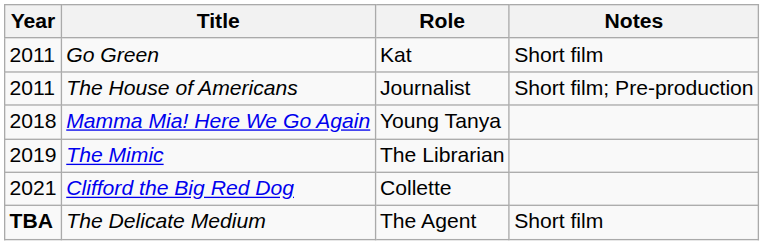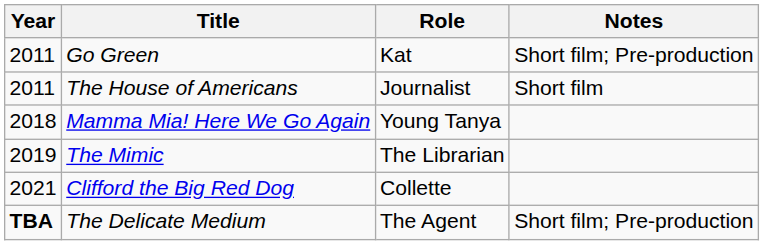(559, 54) Short film -> (634, 54) Short film; Pre-production
(634, 88) Short film; Pre-production -> (559, 88) Short film
(559, 222) Short film -> (634, 222) Short film; Pre-production
